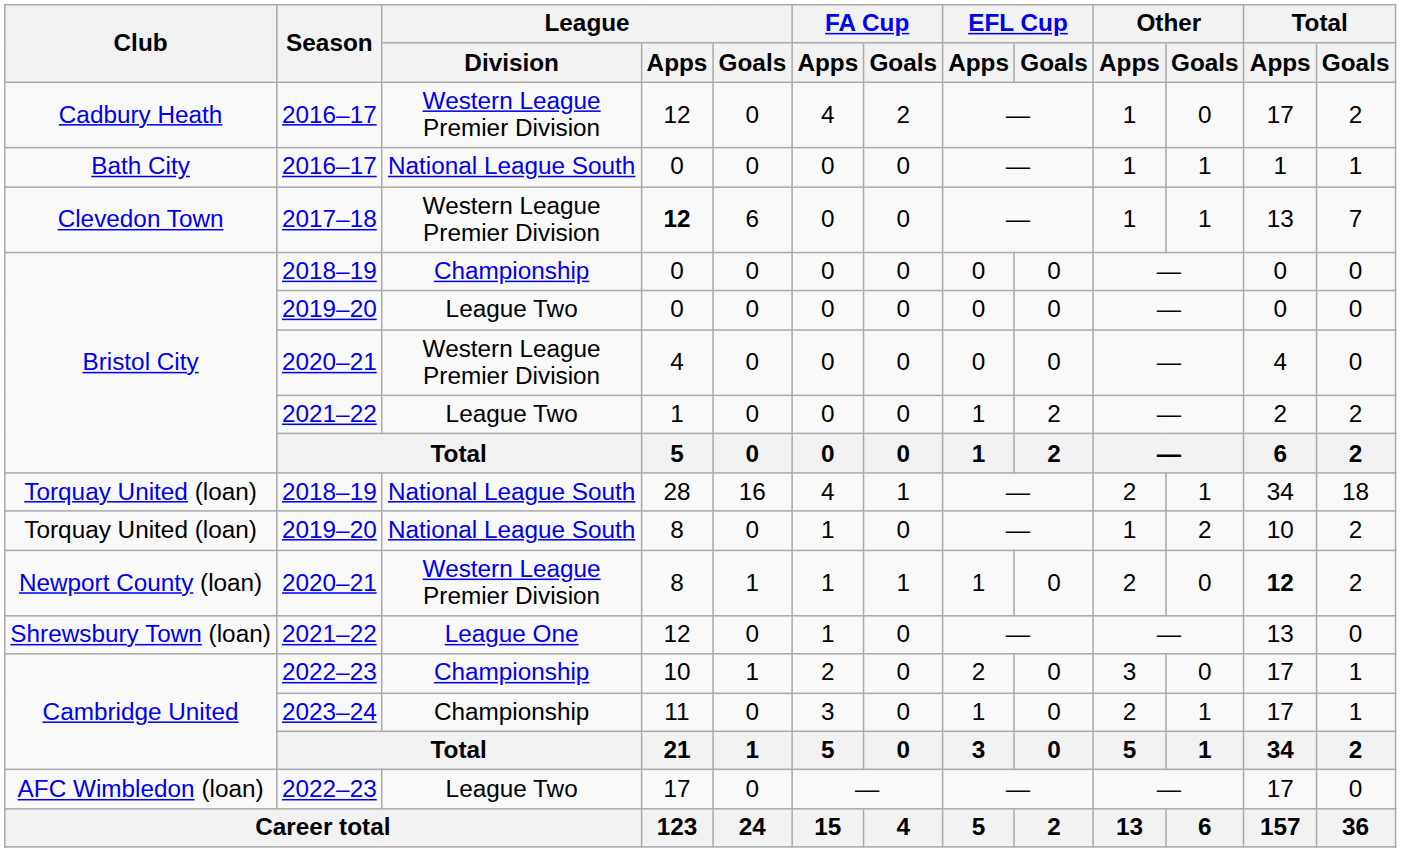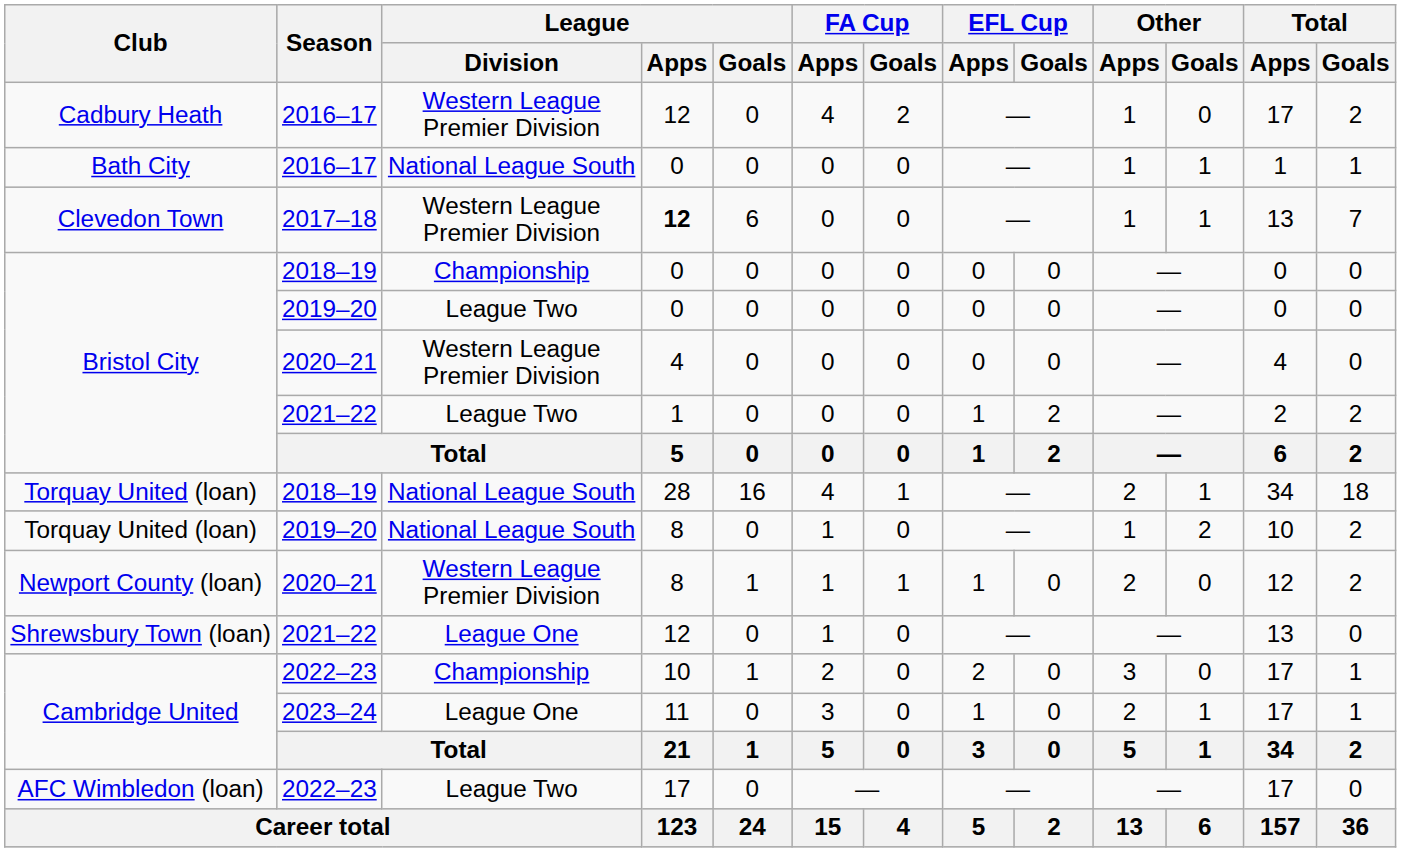(1280, 582) bold -> (1280, 582) normal
(512, 711) Championship -> (512, 711) League One
